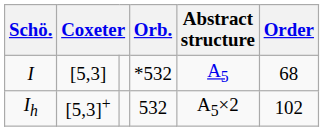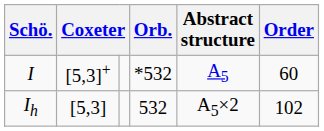(88, 73) [5,3] -> (88, 73) [5,3]+
(289, 73) 68 -> (289, 73) 60
(88, 108) [5,3]+ -> (88, 108) [5,3]
